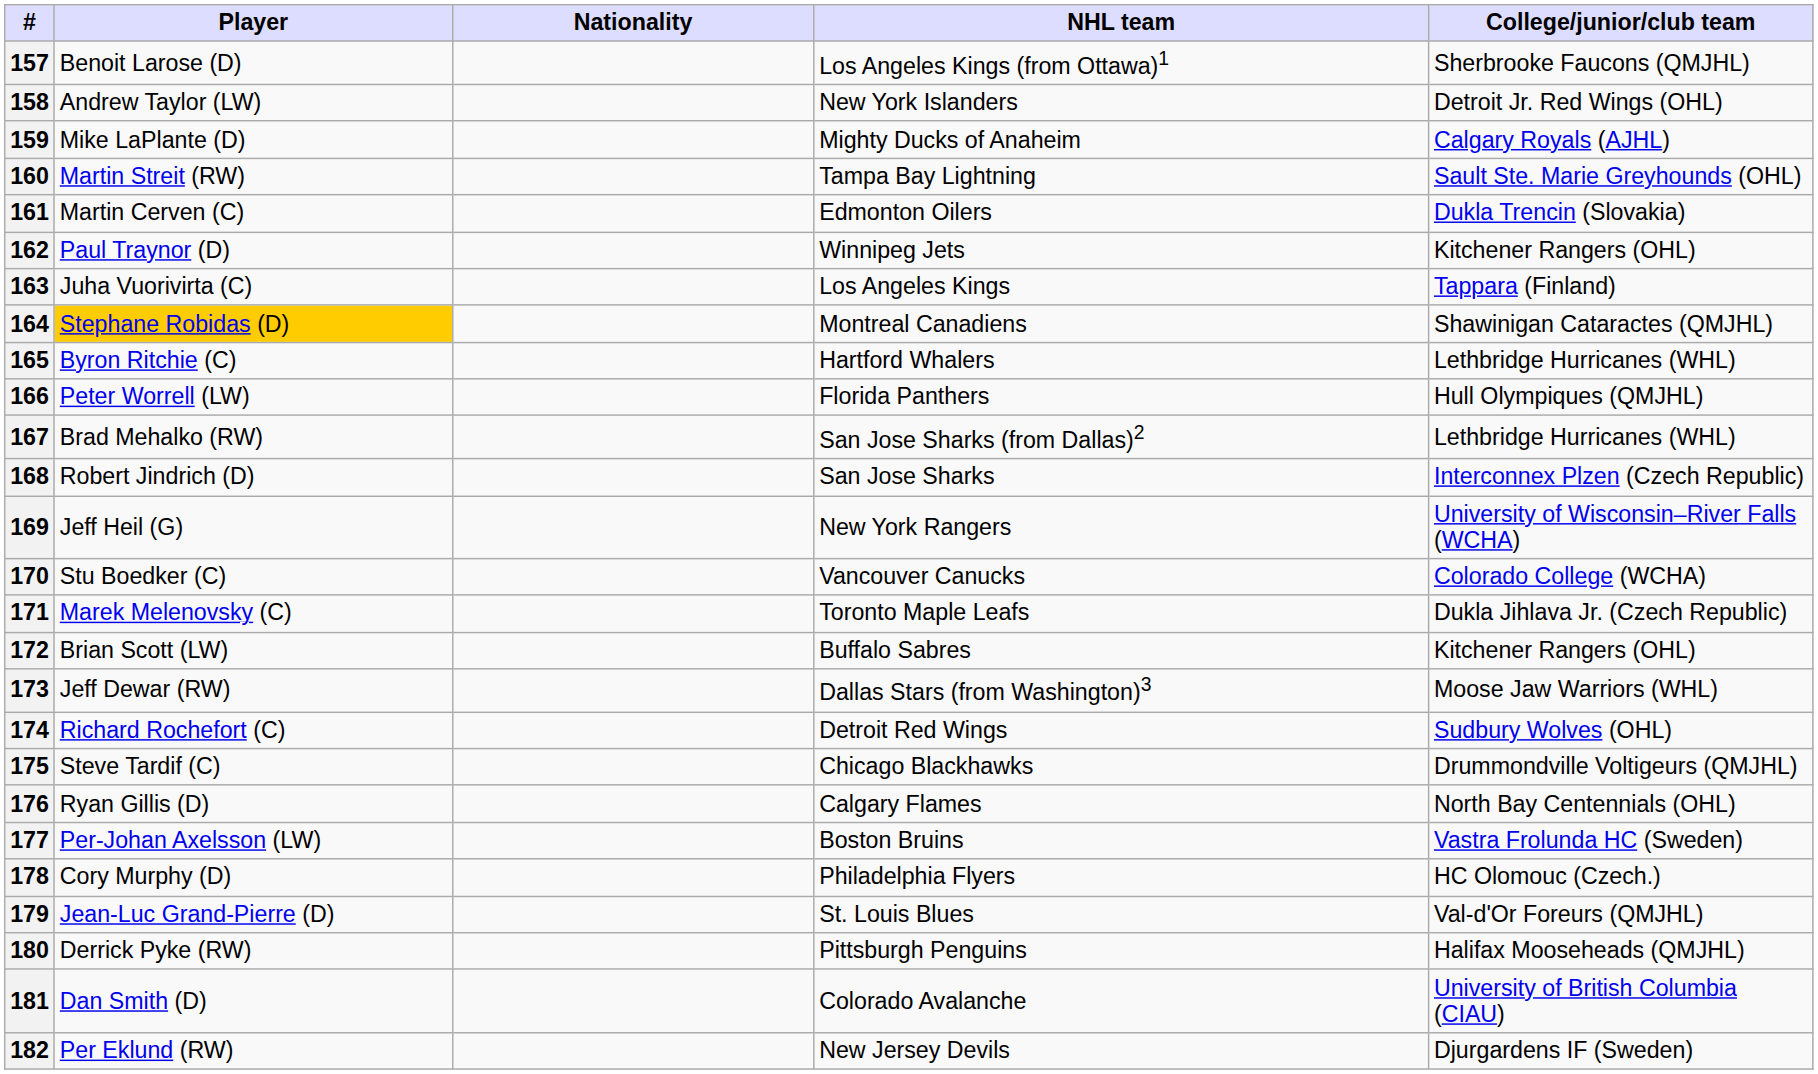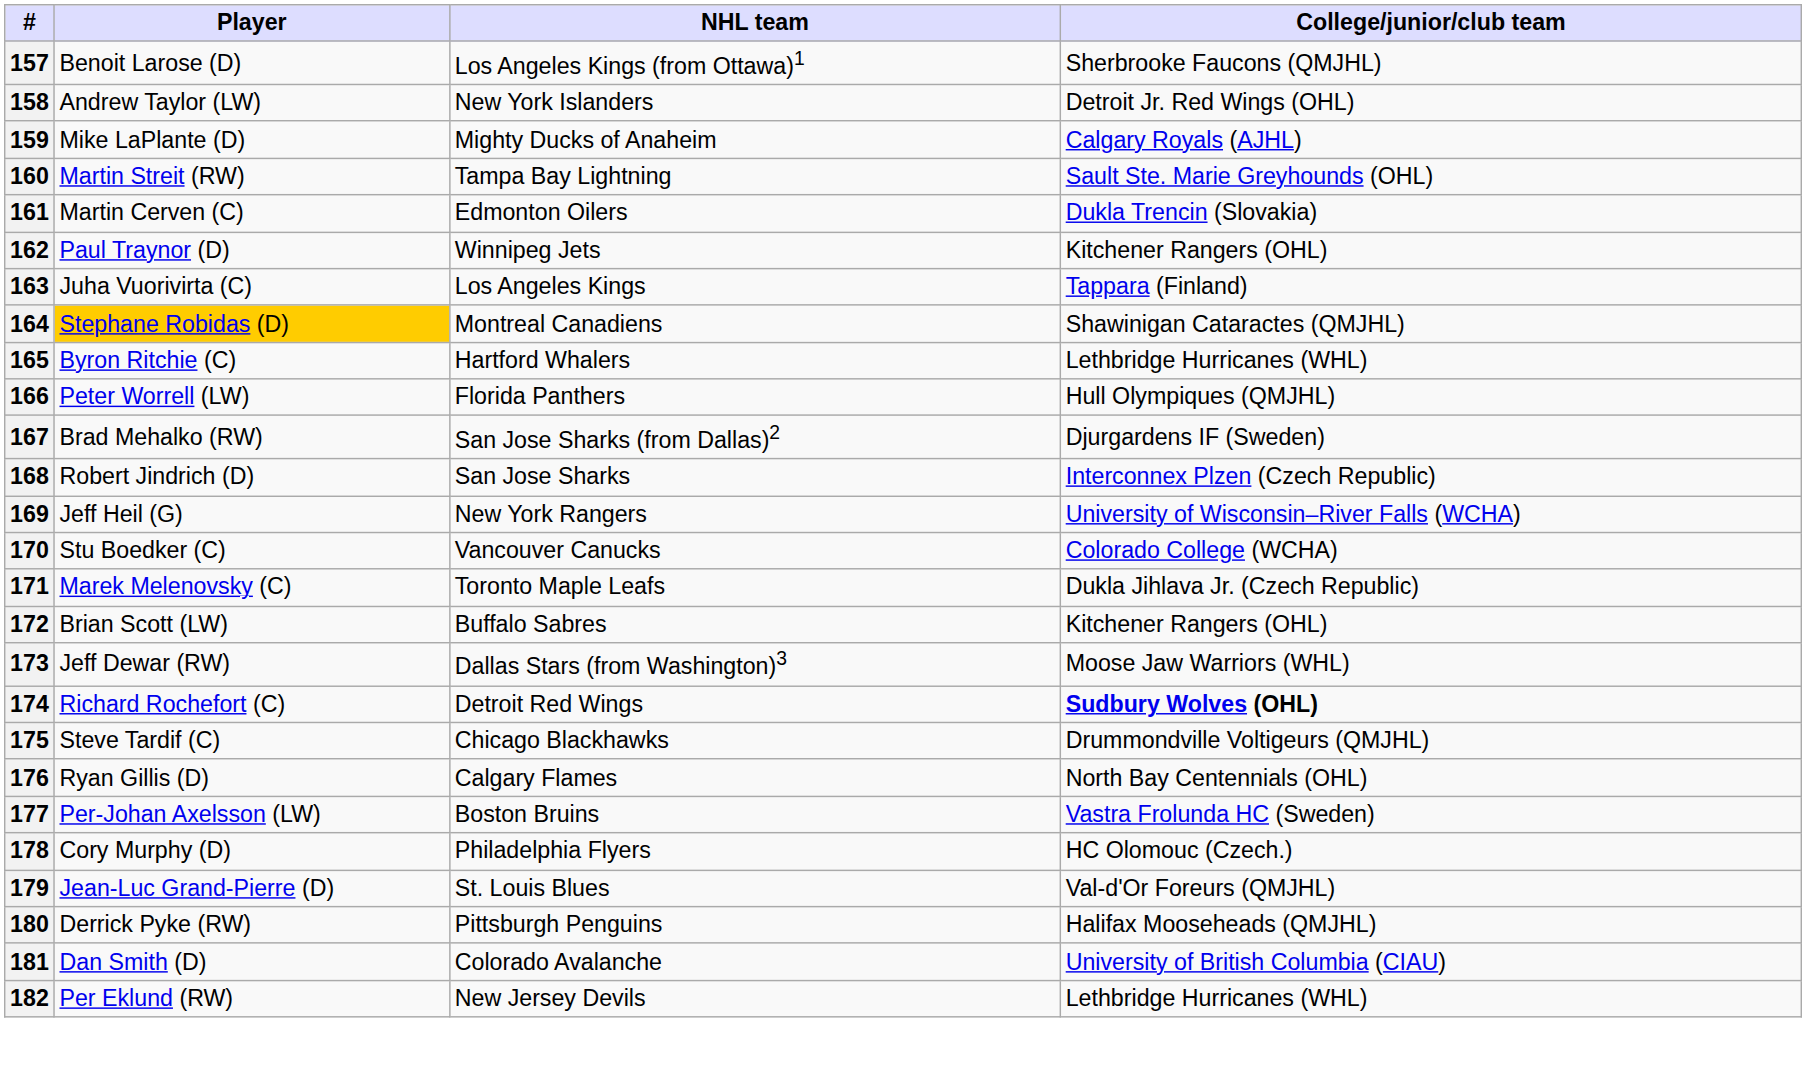- column: (633, 22)
(1585, 437) Lethbridge Hurricanes (WHL) -> (1195, 437) Djurgardens IF (Sweden)
(1553, 730) normal -> (1192, 704) bold
(1564, 1050) Djurgardens IF (Sweden) -> (1217, 998) Lethbridge Hurricanes (WHL)
